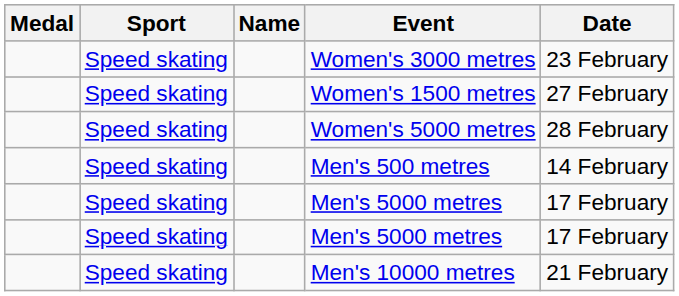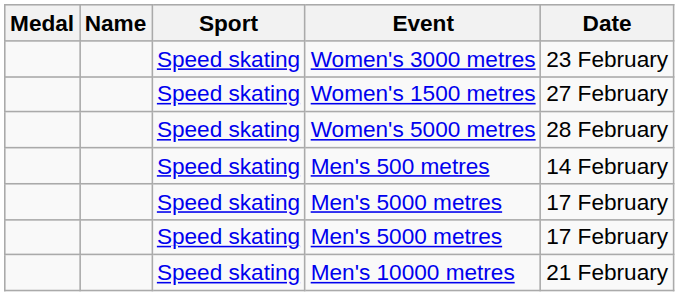columns swapped: (269, 23) <-> (156, 23)
